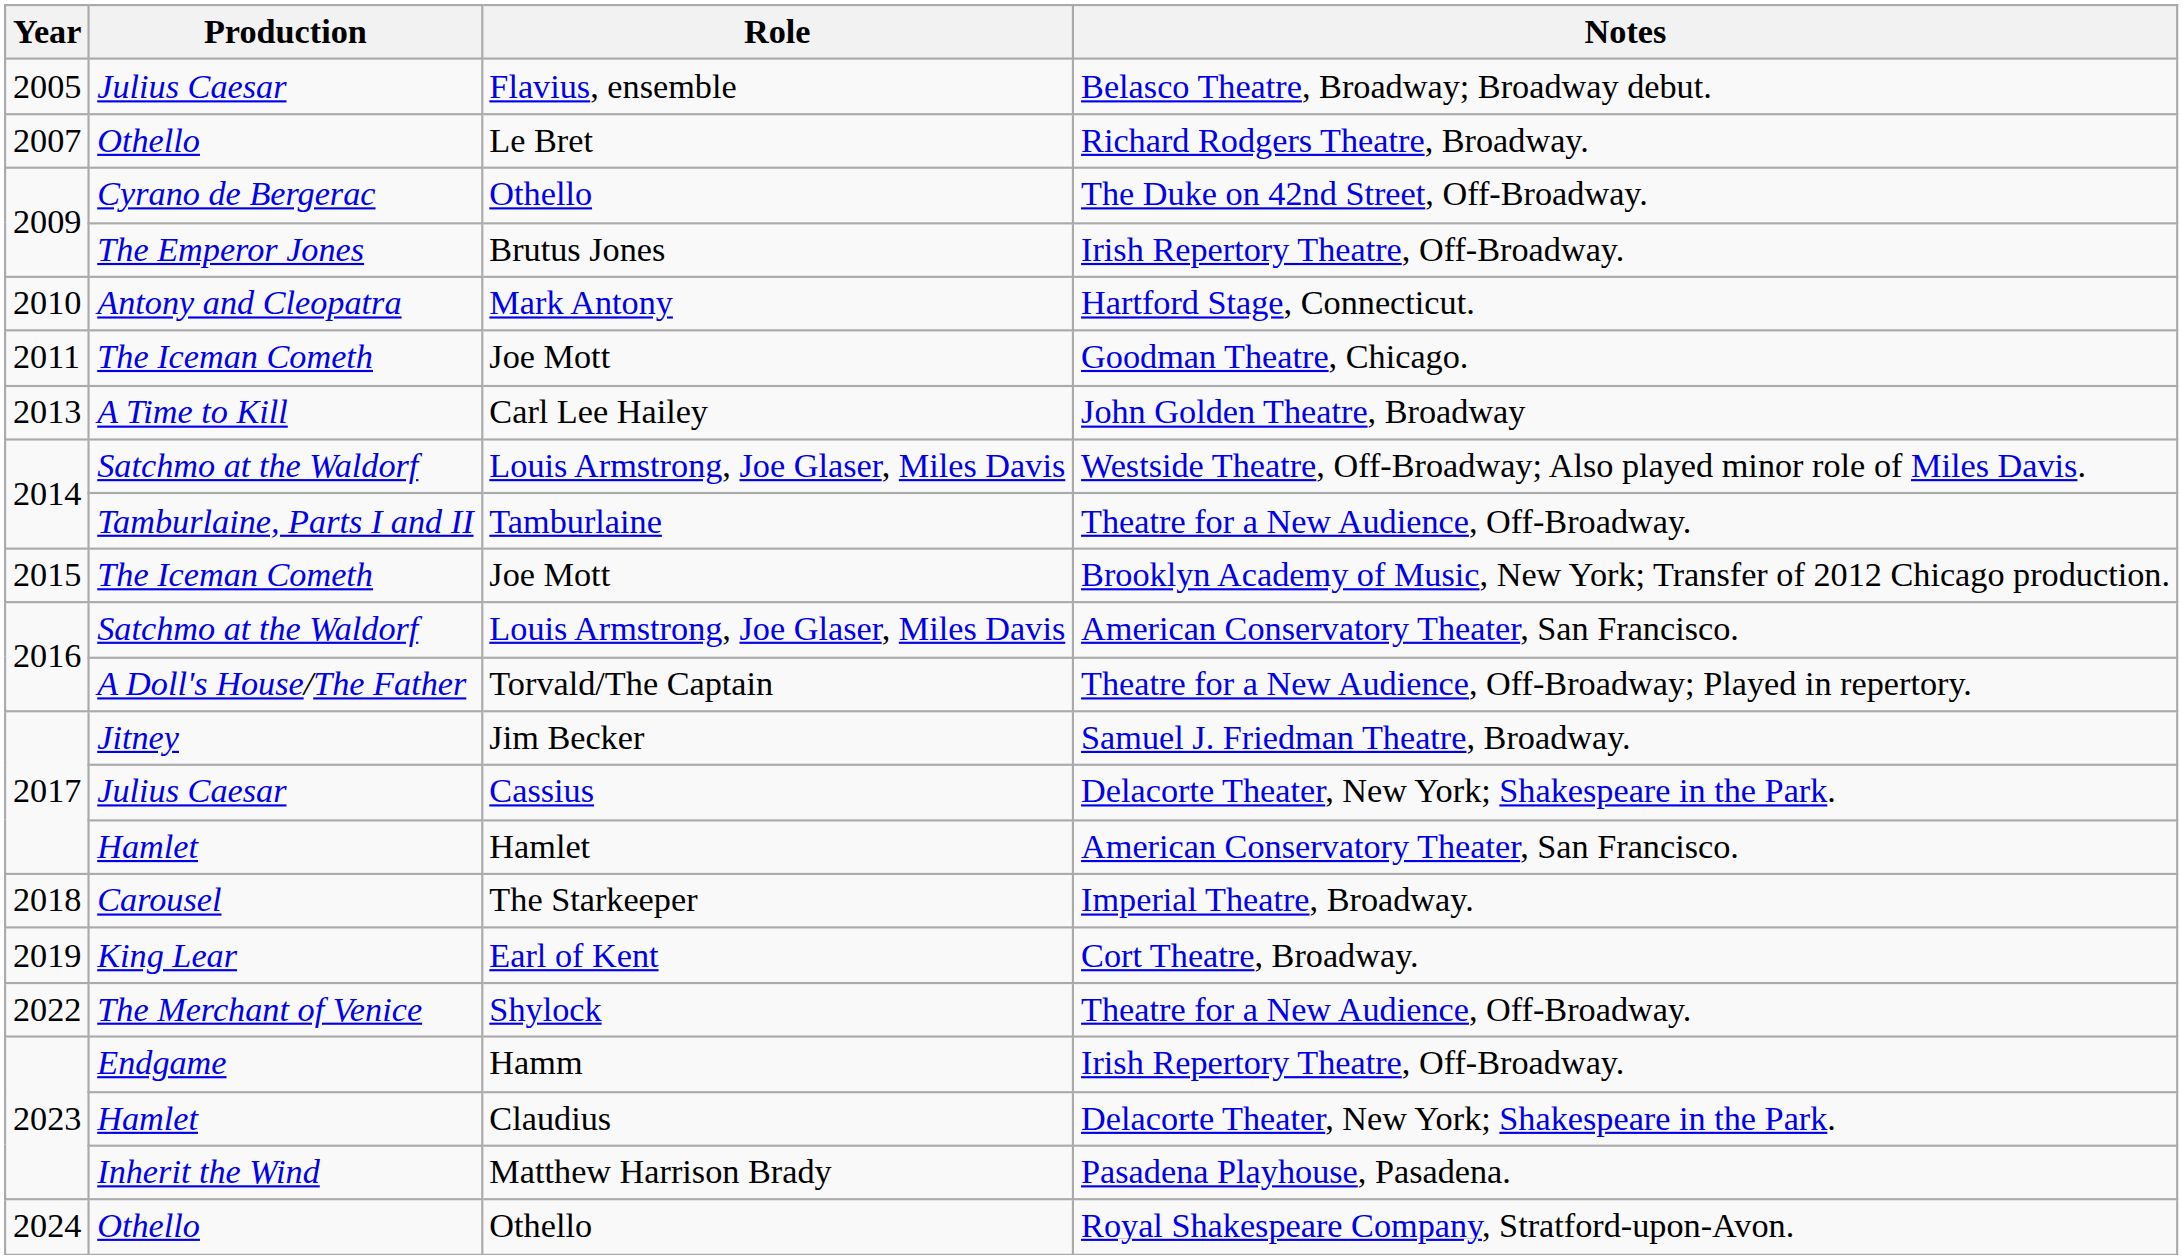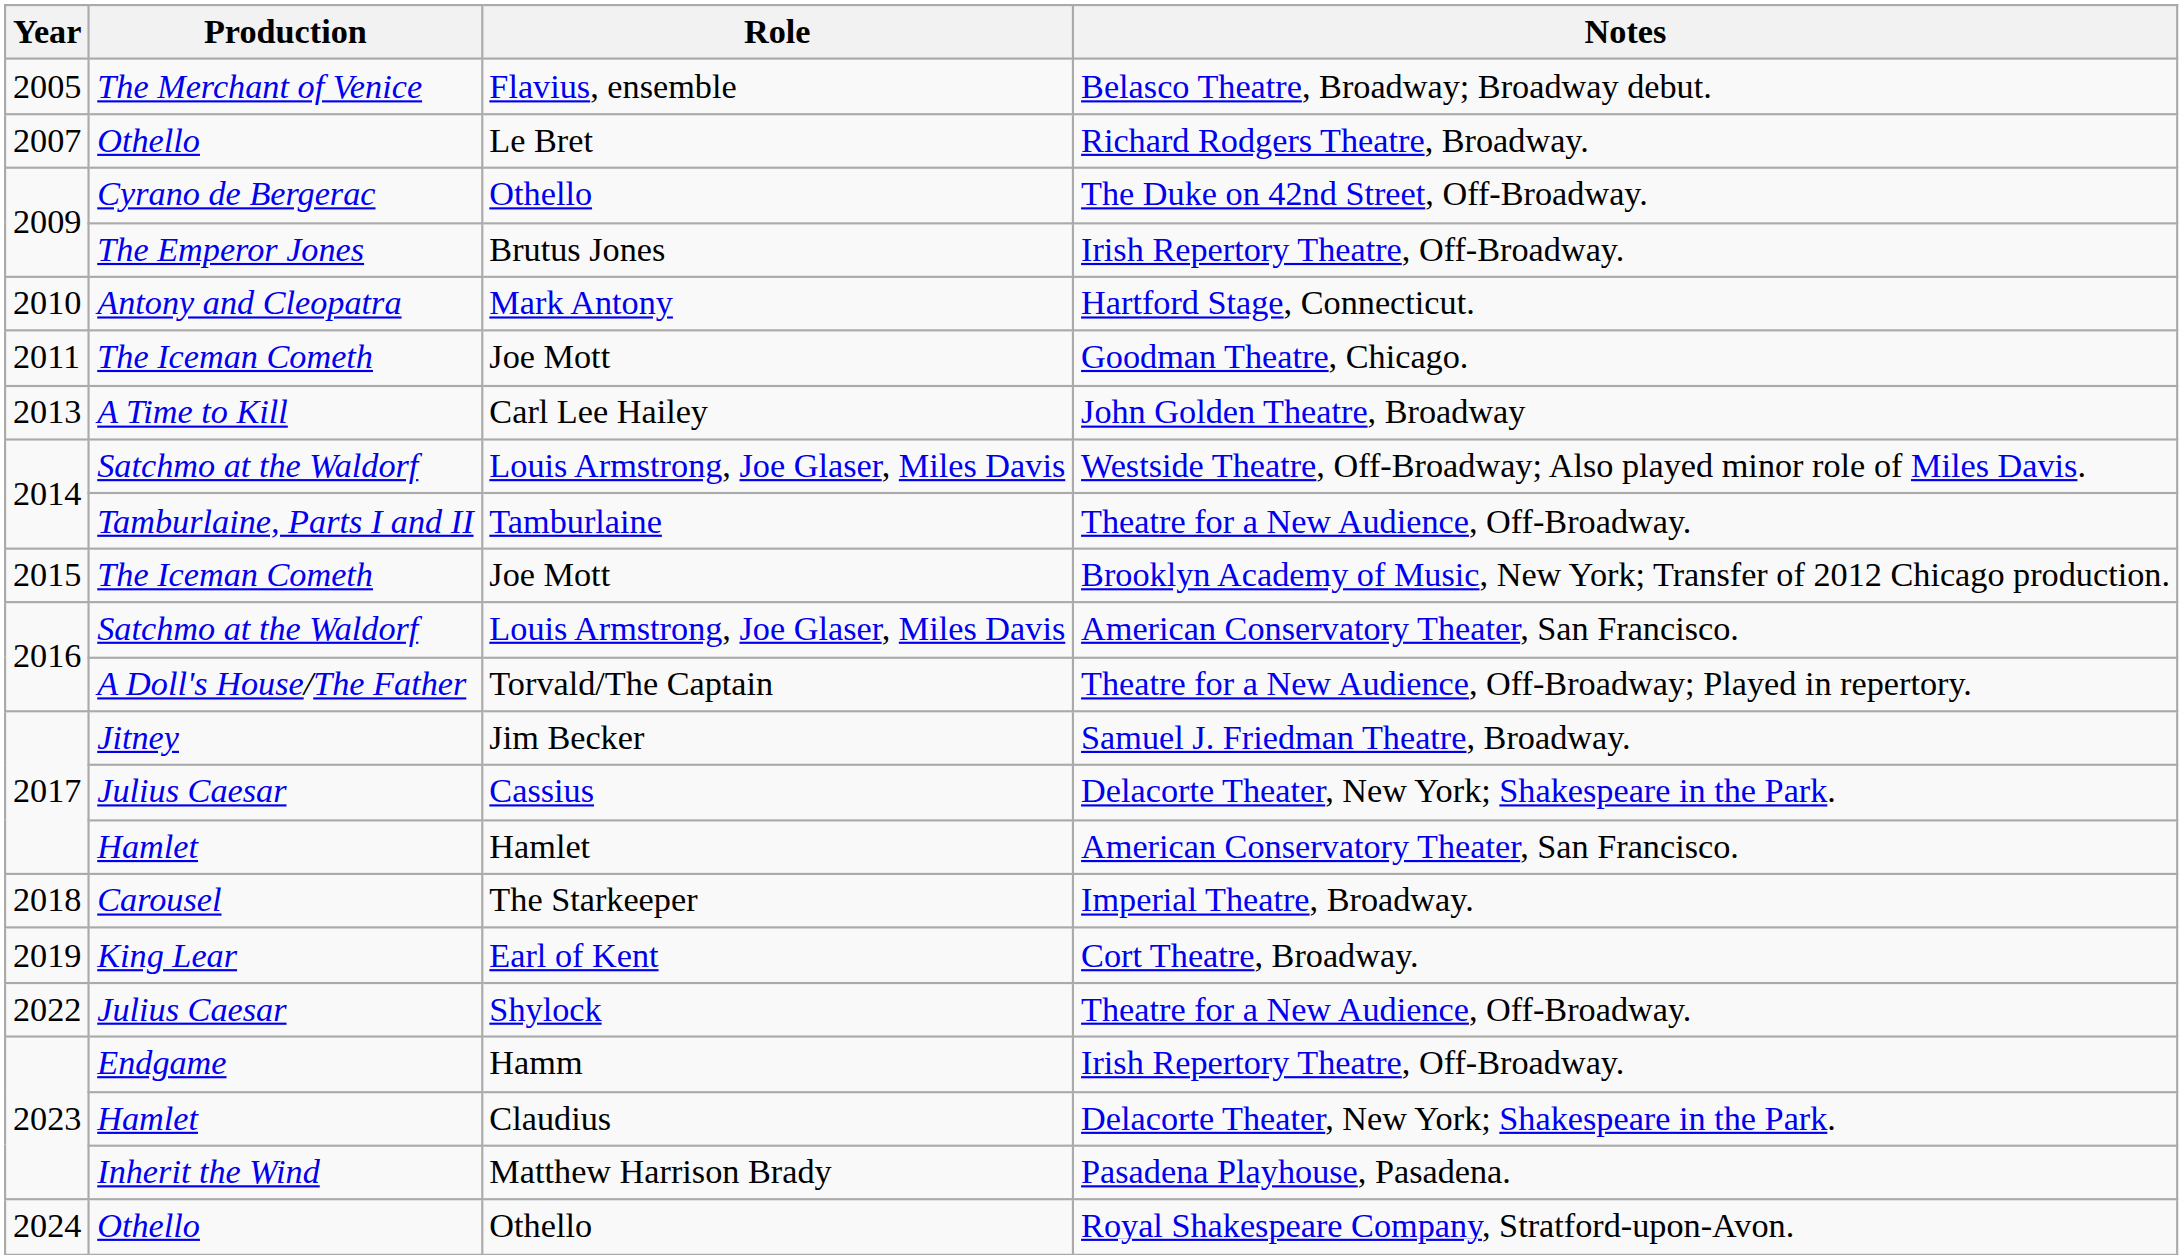(192, 85) Julius Caesar -> (260, 85) The Merchant of Venice
(260, 1009) The Merchant of Venice -> (192, 1009) Julius Caesar
